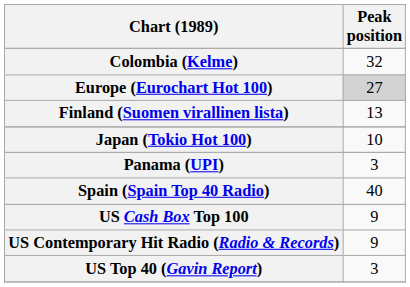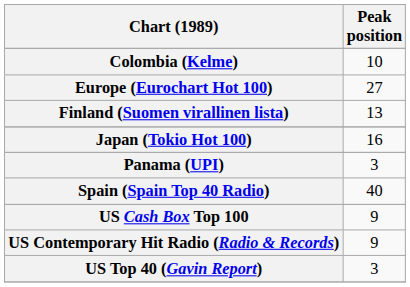(374, 61) 32 -> (374, 61) 10
(374, 87) lightgrey background -> (374, 87) no background
(374, 139) 10 -> (374, 139) 16
